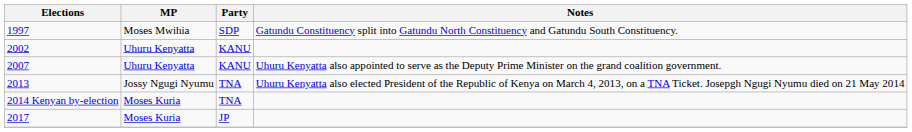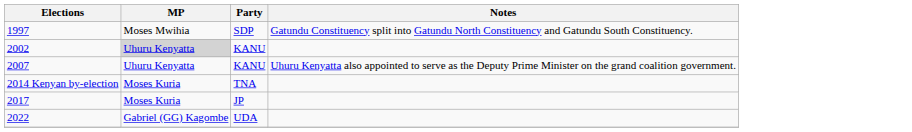(159, 48) no background -> (159, 48) lightgrey background
- row: (18, 83)
+ row: (18, 118)
